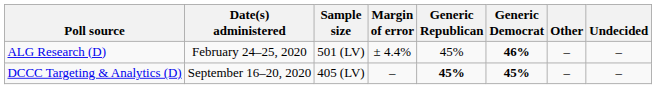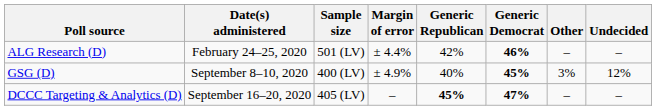(452, 52) 45% -> (452, 52) 42%
+ row: (31, 73)
(517, 73) 45% -> (517, 95) 47%
